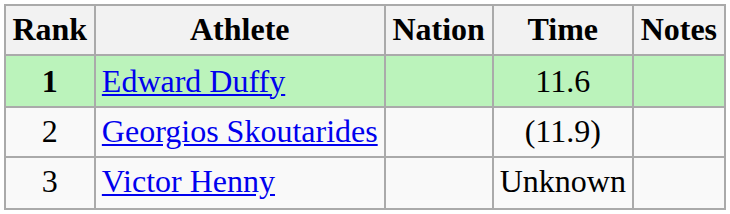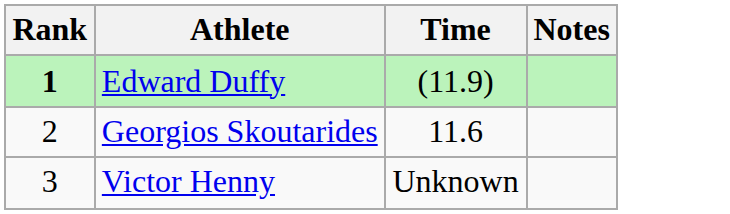- column: (439, 29)
(563, 80) 11.6 -> (456, 80) (11.9)
(563, 131) (11.9) -> (456, 131) 11.6
